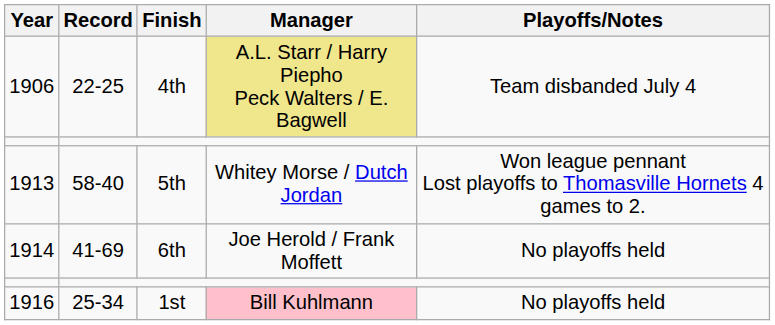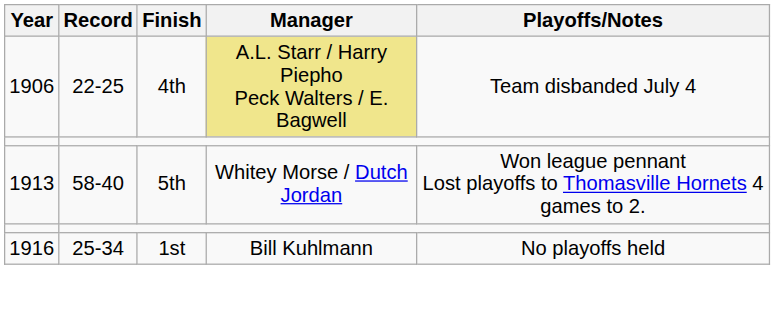- row: (32, 250)
(311, 303) pink background -> (311, 248) no background
